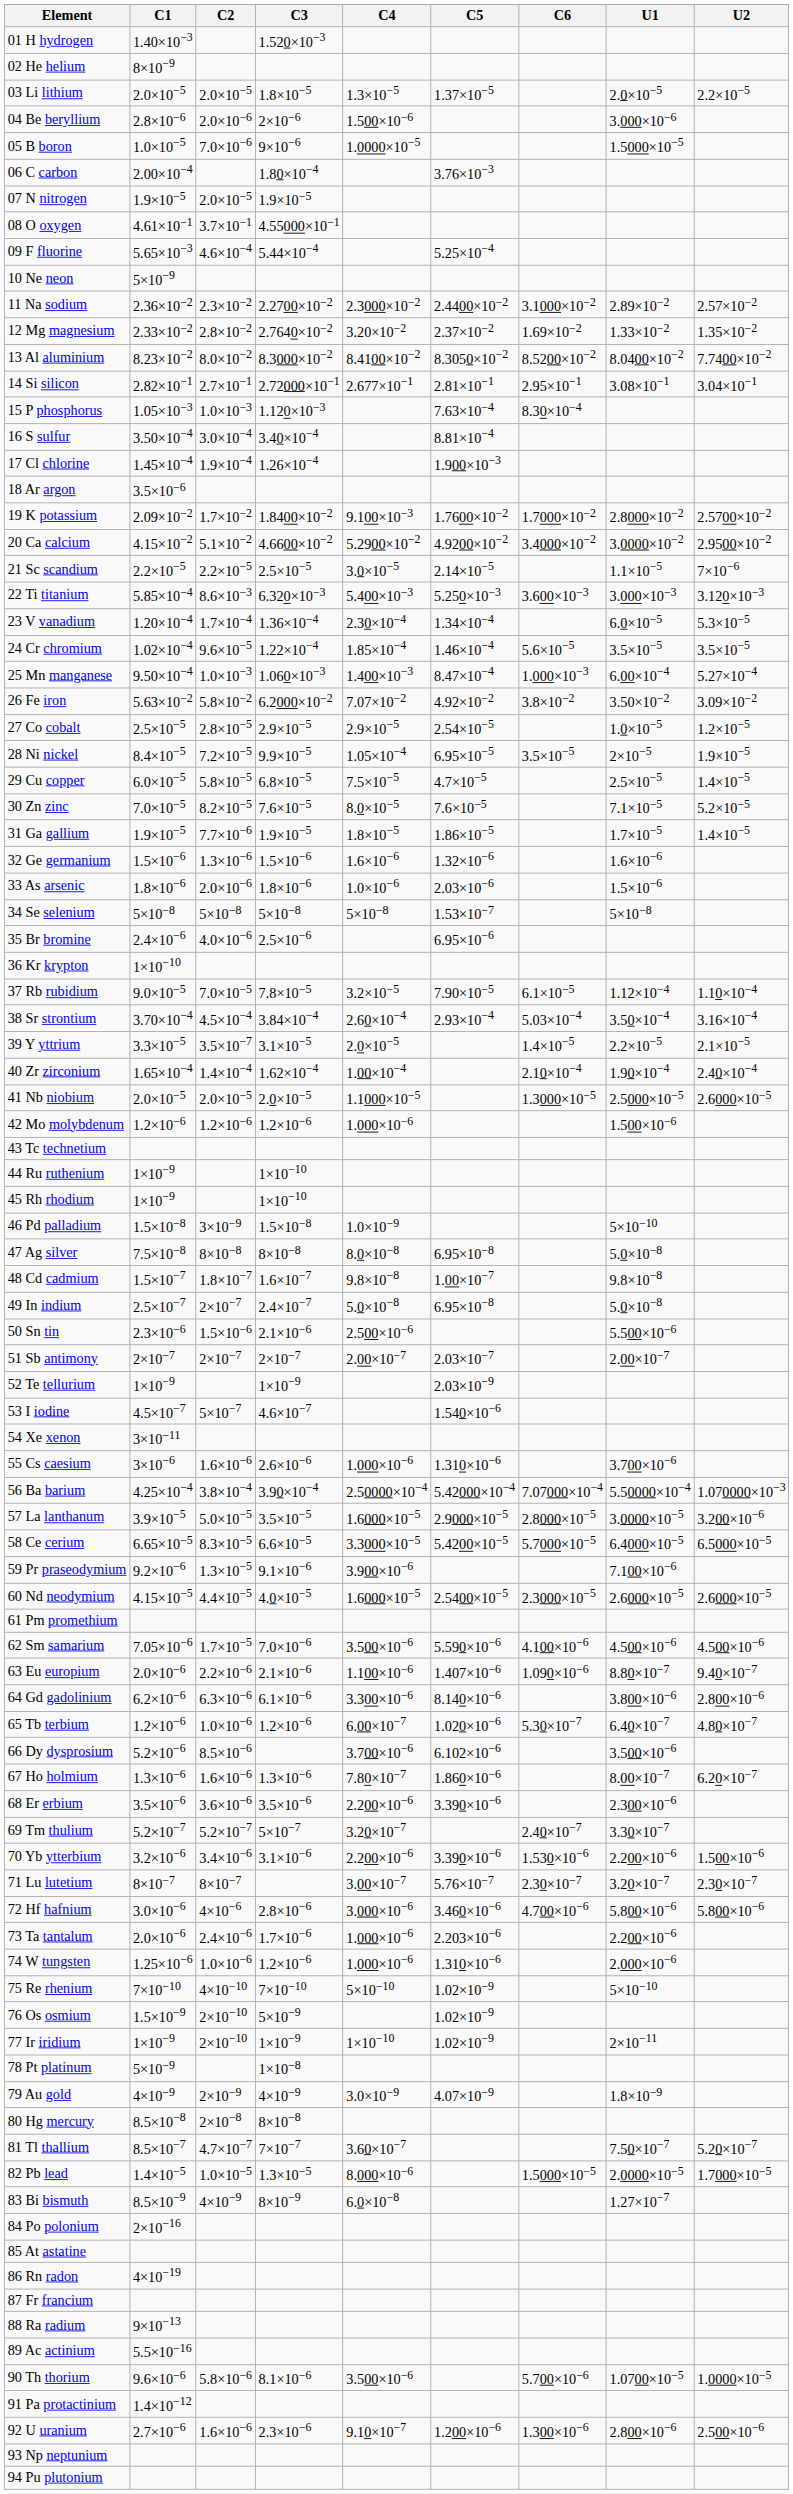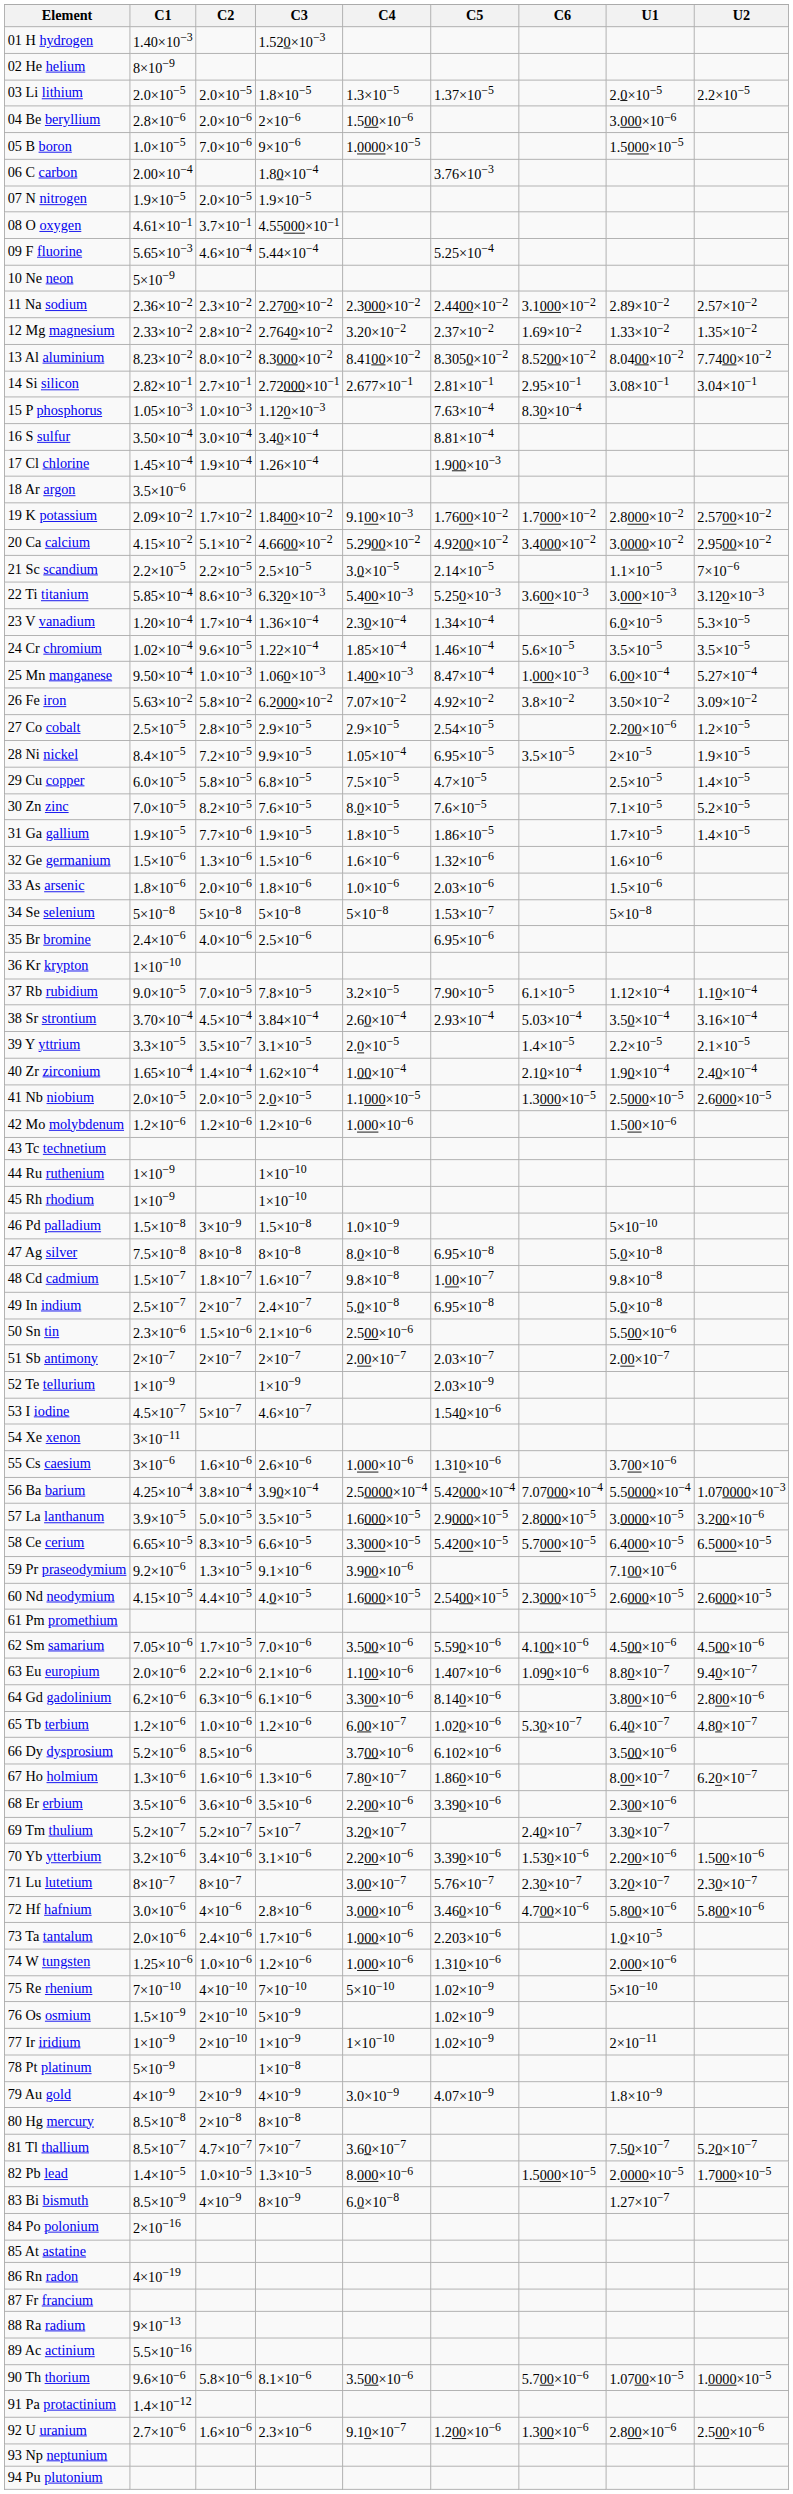(636, 727) 1.0×10−5 -> (643, 727) 2.200×10−6
(643, 1935) 2.200×10−6 -> (636, 1935) 1.0×10−5
